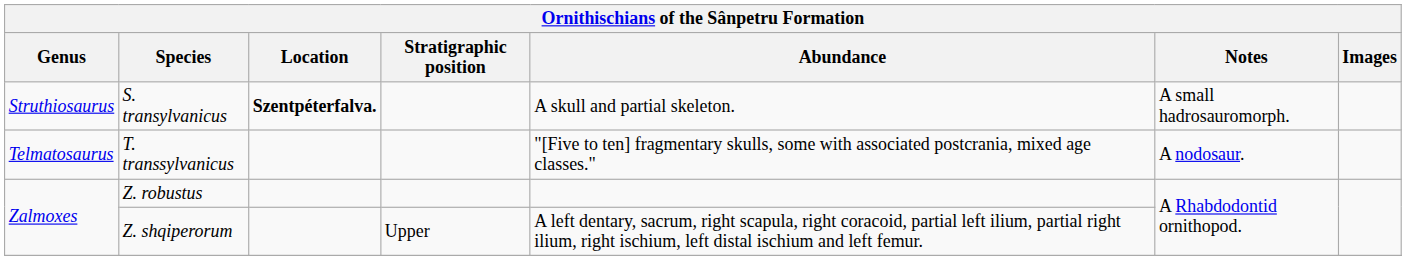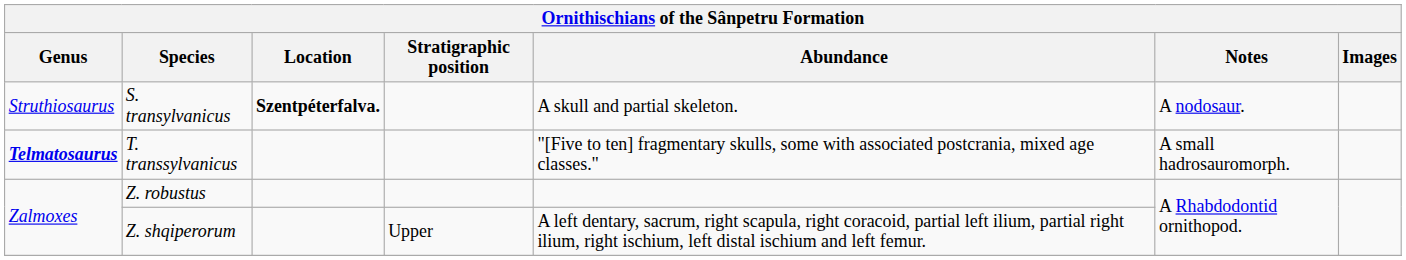(1224, 105) A small hadrosauromorph. -> (1202, 105) A nodosaur.
(61, 154) normal -> (63, 154) bold
(1202, 154) A nodosaur. -> (1225, 154) A small hadrosauromorph.
